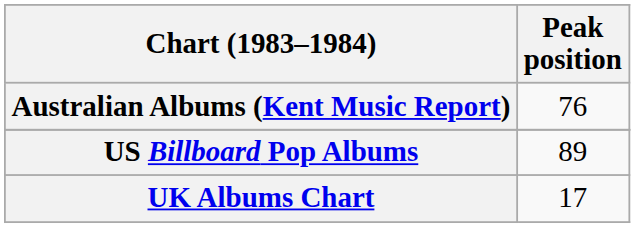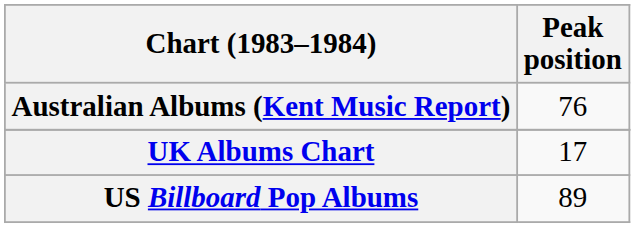rows swapped: (261, 197) <-> (261, 151)
